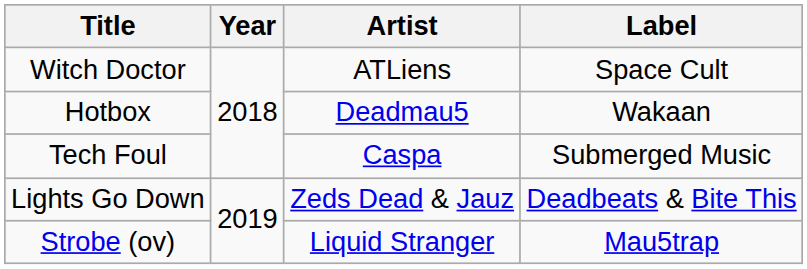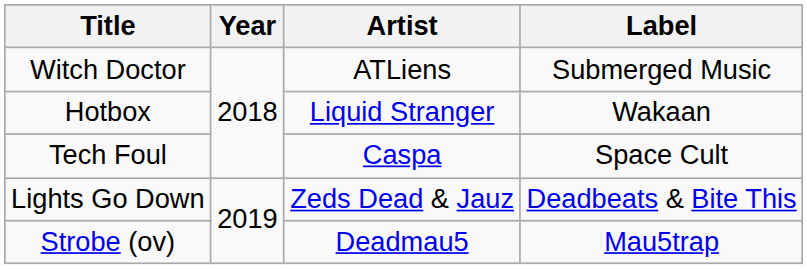(662, 69) Space Cult -> (662, 69) Submerged Music
(402, 112) Deadmau5 -> (402, 112) Liquid Stranger
(662, 155) Submerged Music -> (662, 155) Space Cult
(402, 241) Liquid Stranger -> (402, 241) Deadmau5
